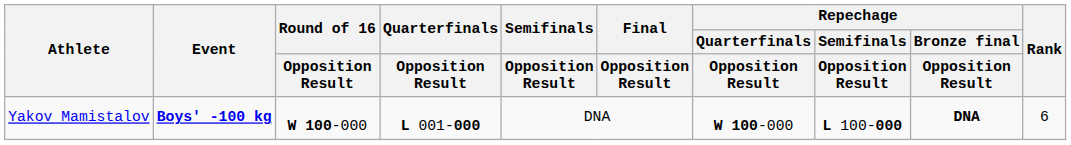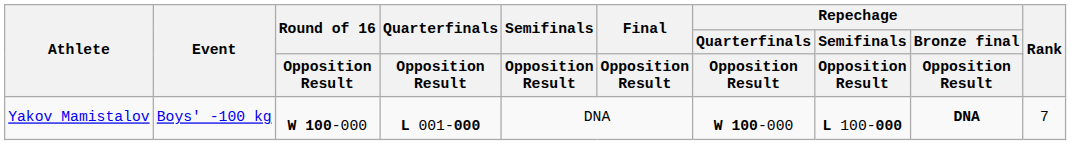(214, 117) bold -> (214, 117) normal
(1044, 117) 6 -> (1044, 117) 7
